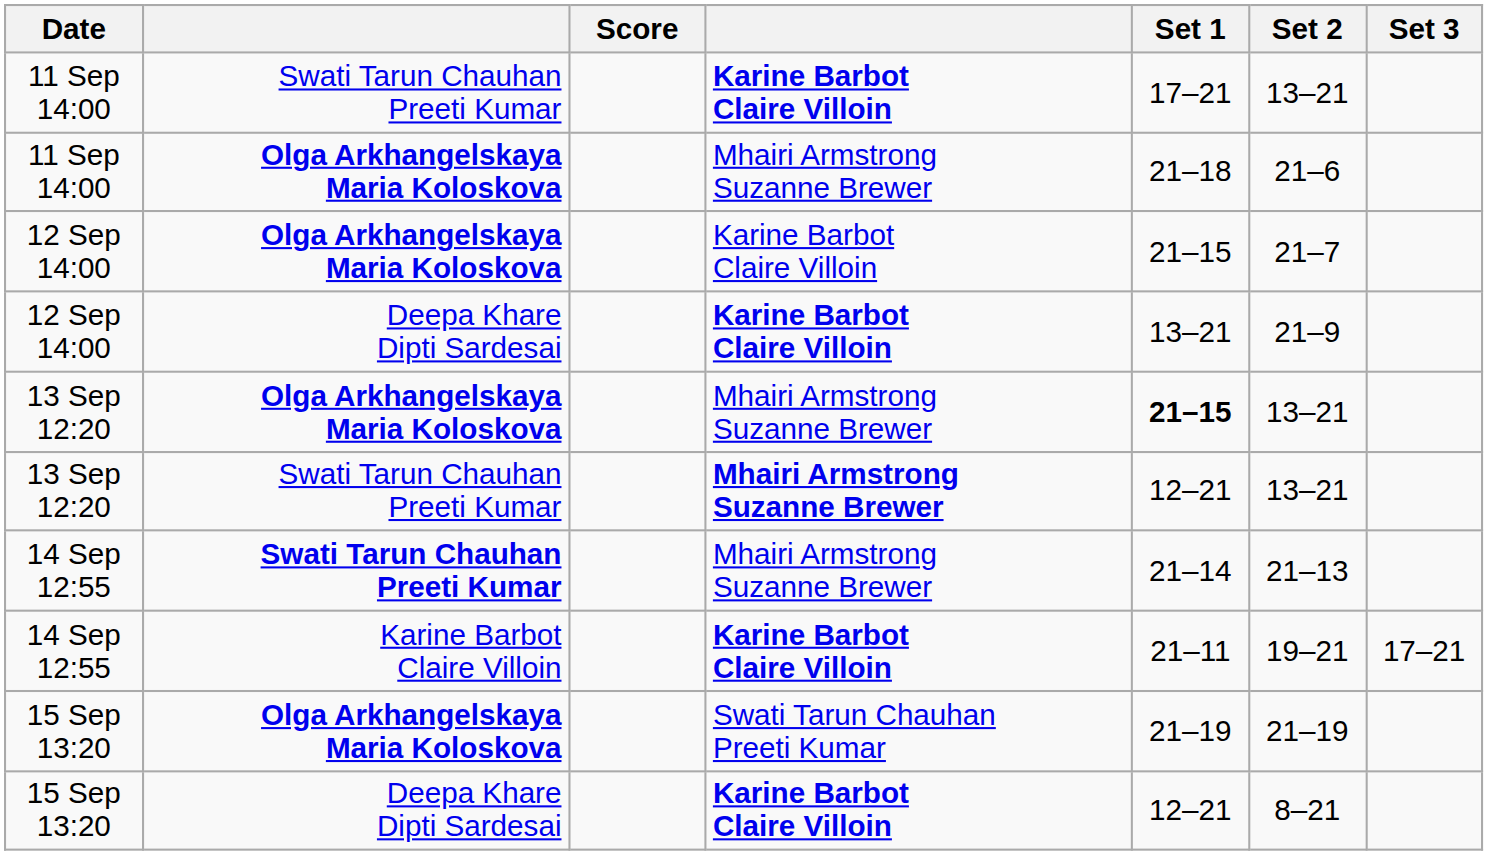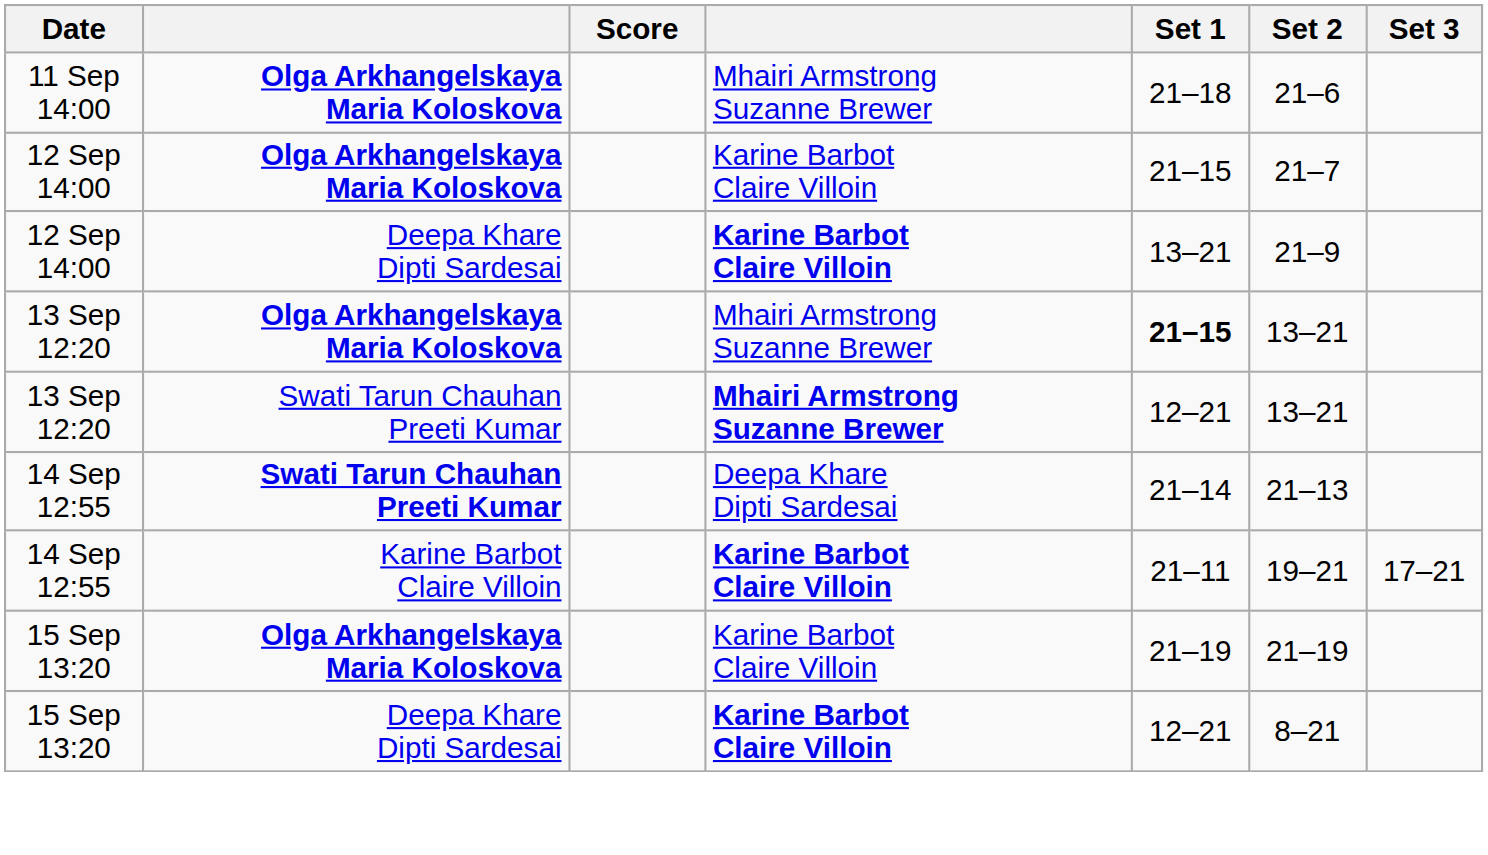- row: (74, 92)
(825, 571) Mhairi Armstrong Suzanne Brewer -> (805, 491) Deepa Khare Dipti Sardesai
(854, 731) Swati Tarun Chauhan Preeti Kumar -> (804, 651) Karine Barbot Claire Villoin
